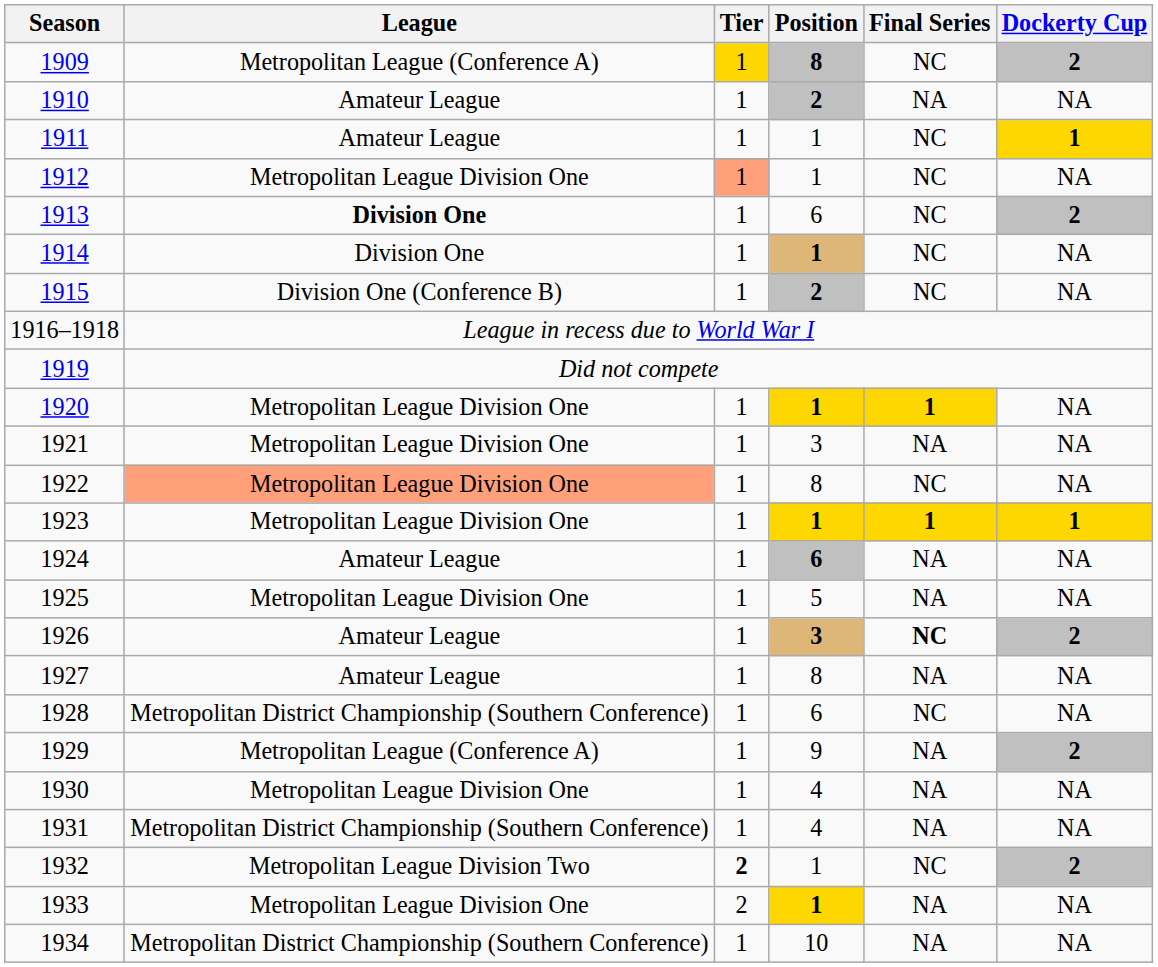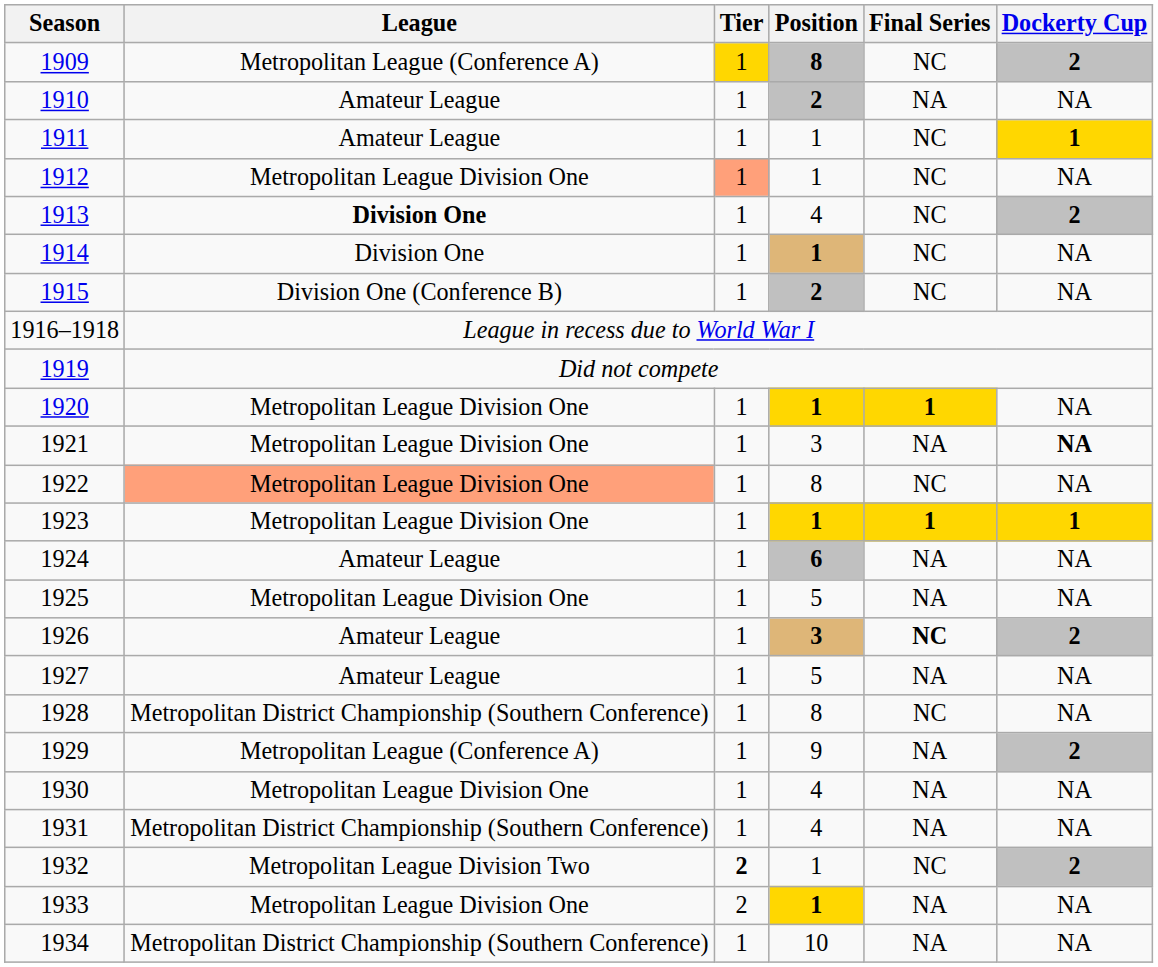(816, 215) 6 -> (816, 215) 4
(1074, 445) normal -> (1074, 445) bold
(816, 675) 8 -> (816, 675) 5
(816, 713) 6 -> (816, 713) 8
